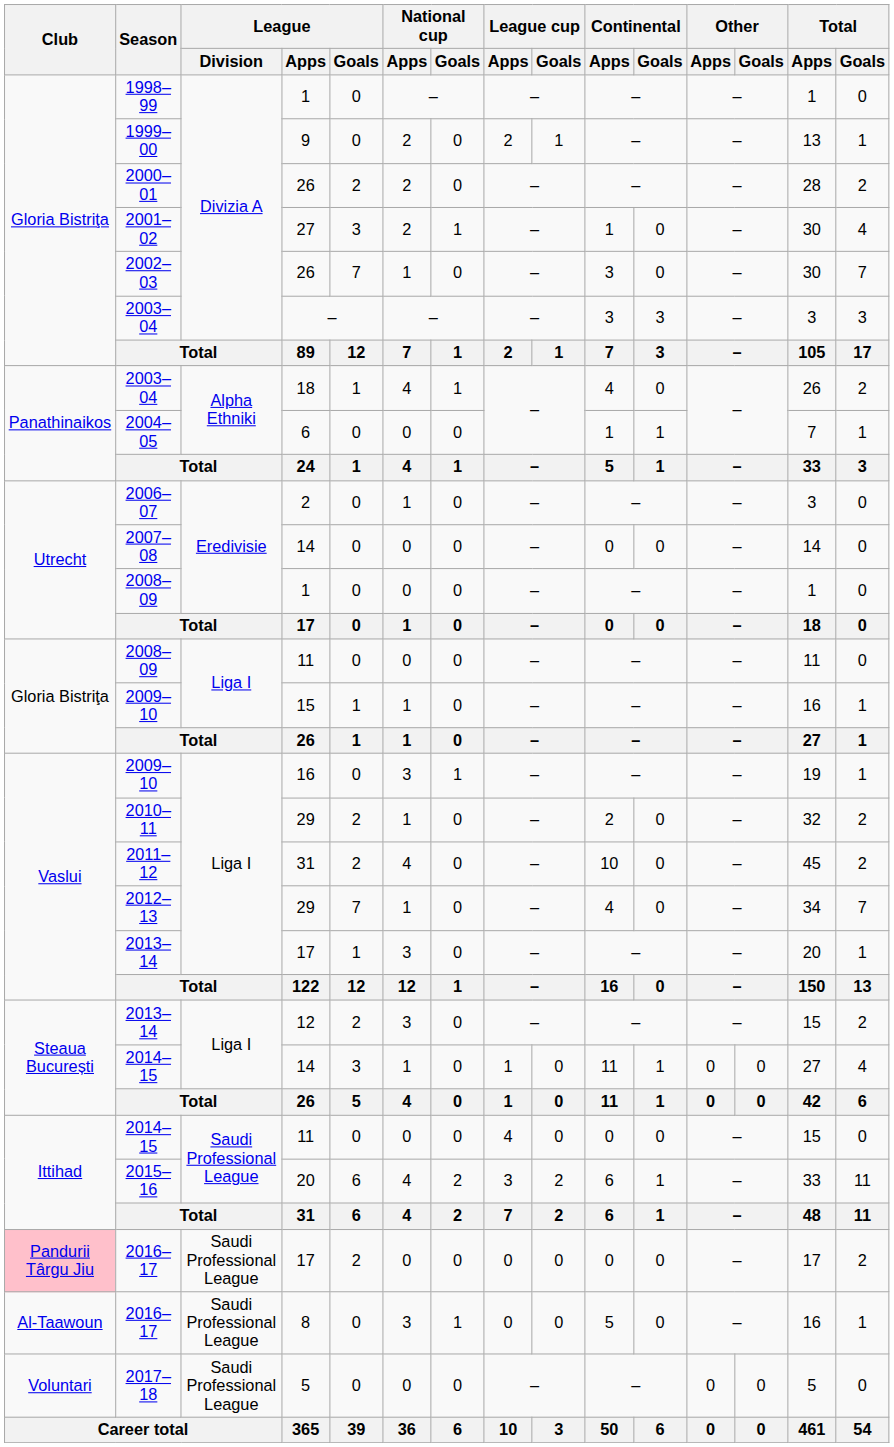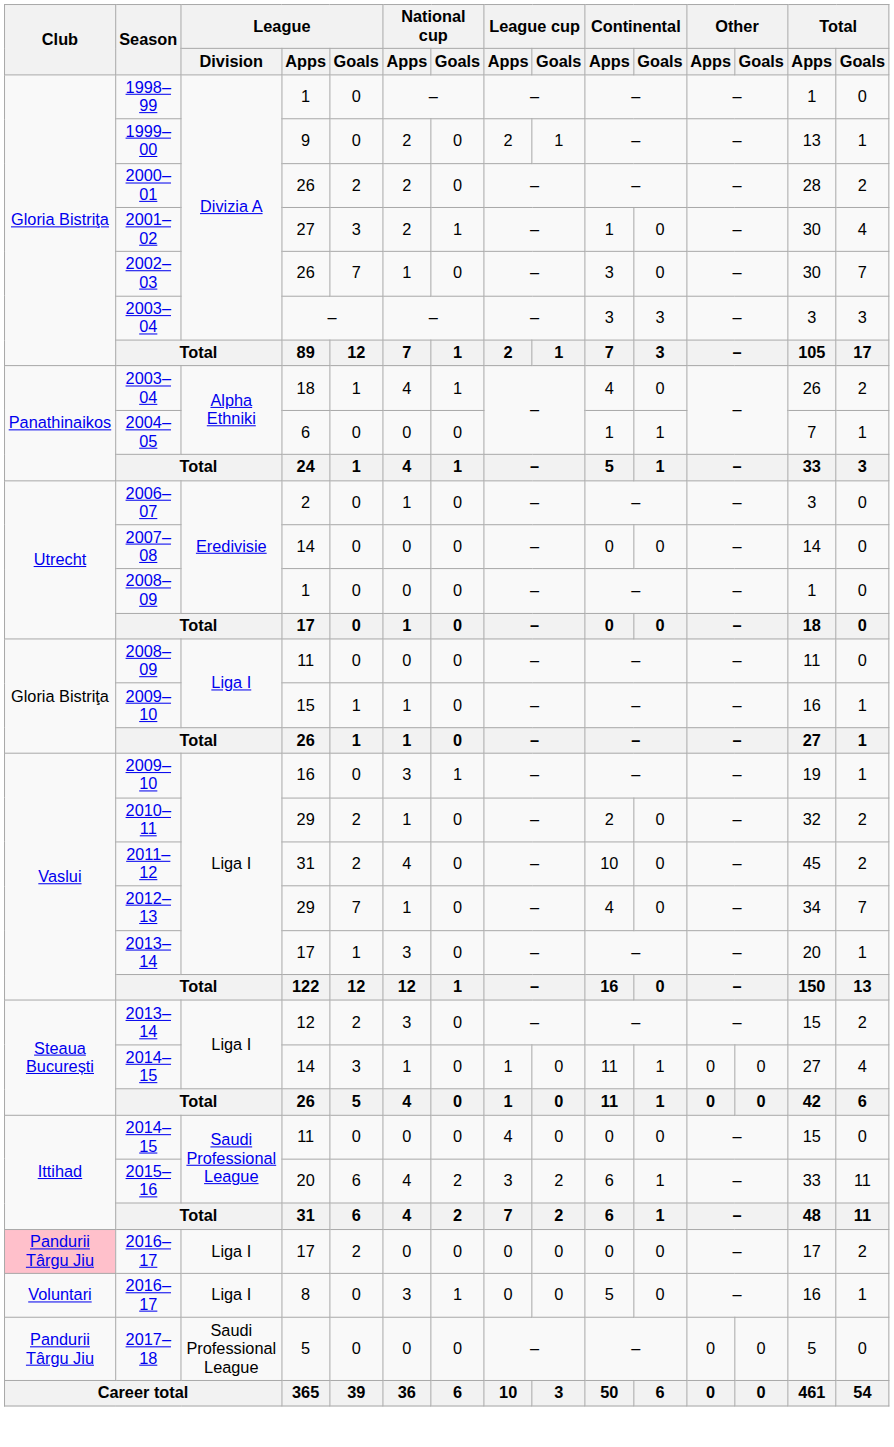(231, 1260) Saudi Professional League -> (231, 1251) Liga I
(60, 1323) Al-Taawoun -> (60, 1295) Voluntari
(231, 1323) Saudi Professional League -> (231, 1295) Liga I
(60, 1385) Voluntari -> (60, 1348) Pandurii Târgu Jiu
